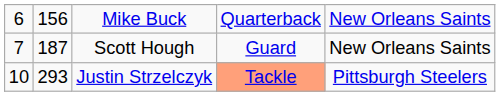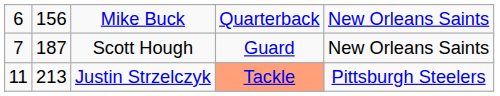(19, 76) 10 -> (18, 76) 11
(53, 76) 293 -> (51, 76) 213
